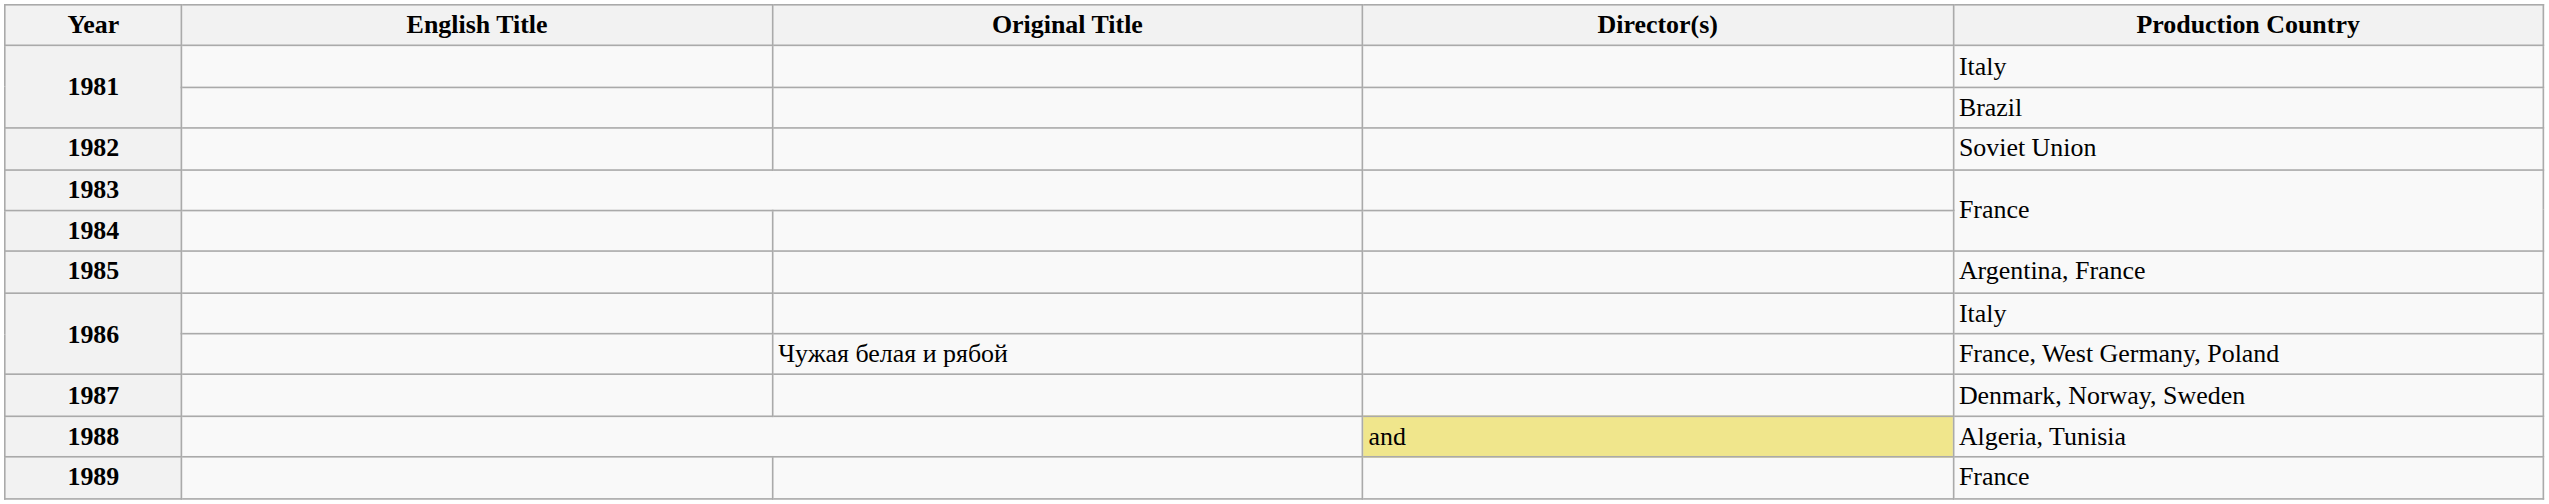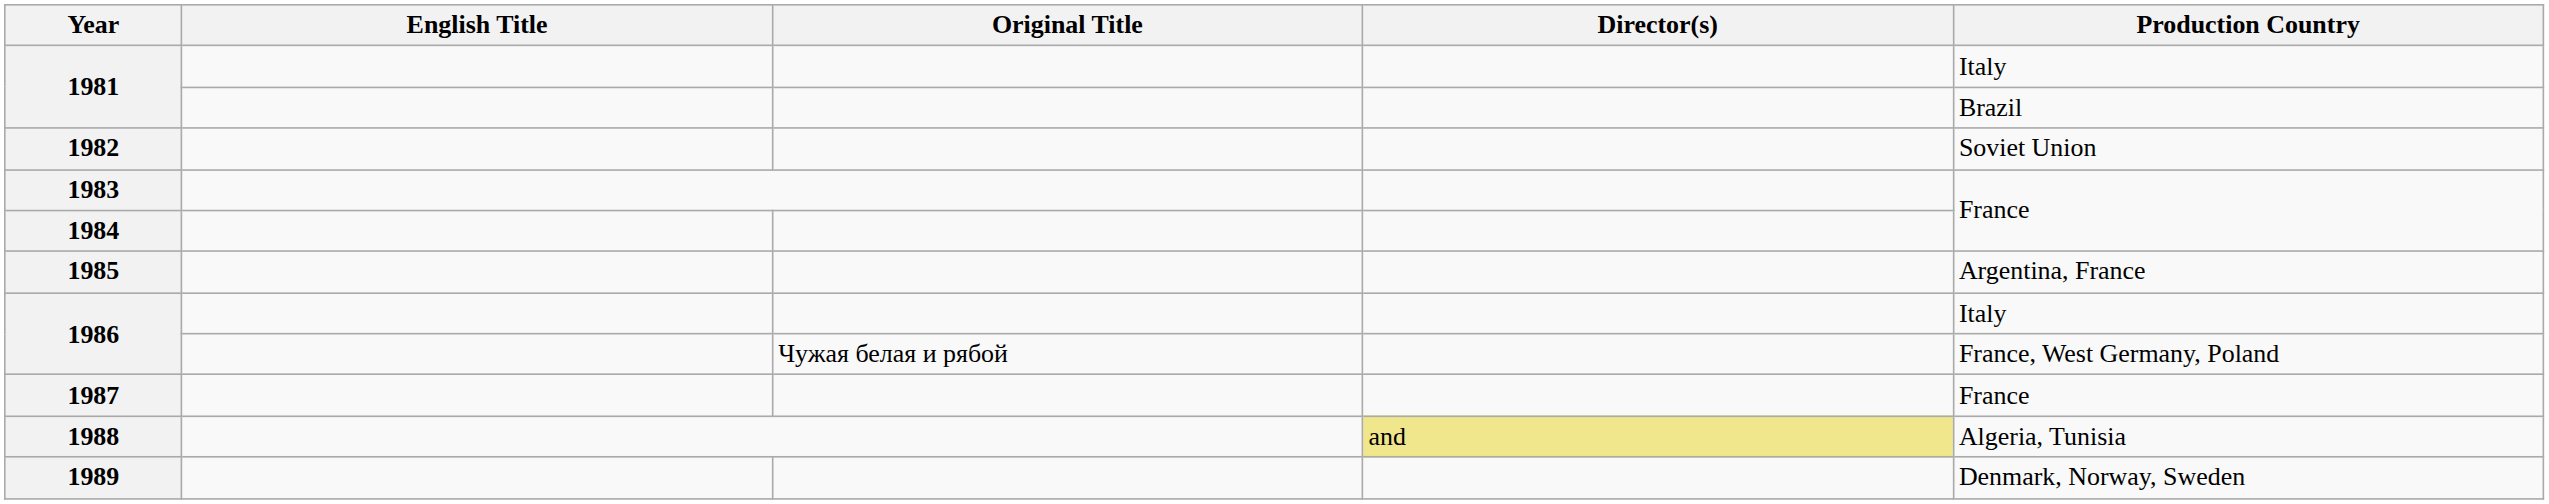(2102, 395) Denmark, Norway, Sweden -> (1994, 395) France
(1994, 477) France -> (2102, 477) Denmark, Norway, Sweden
